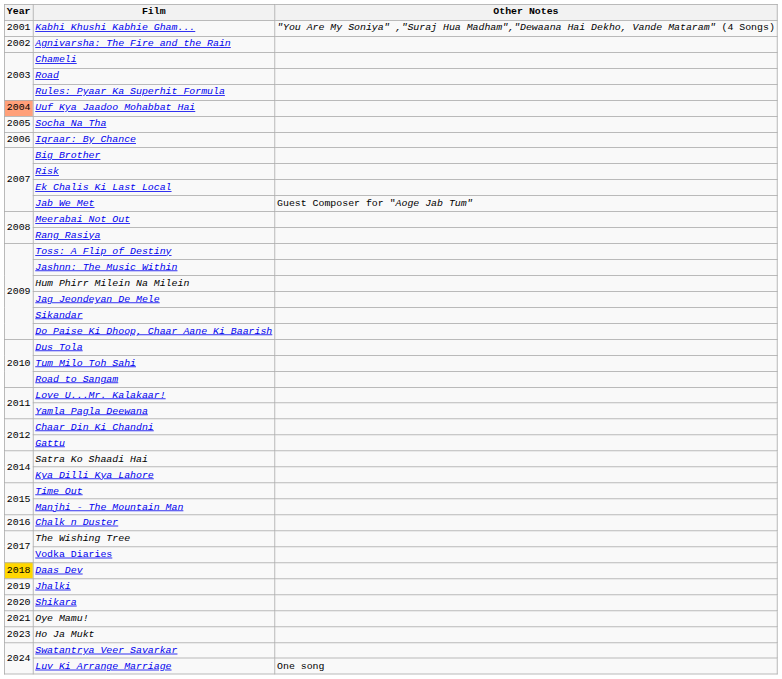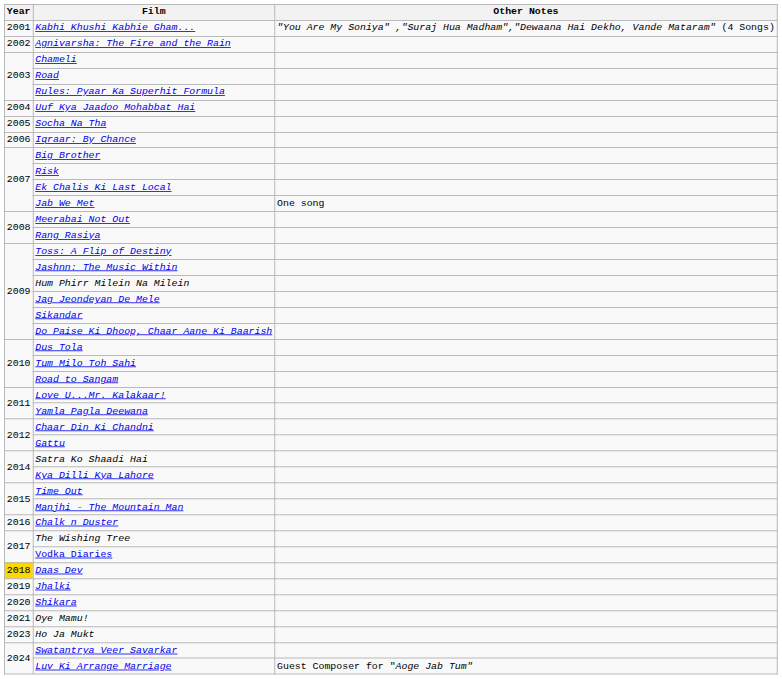(19, 108) lightsalmon background -> (19, 108) no background
(375, 204) Guest Composer for "Aoge Jab Tum" -> (301, 204) One song
(301, 667) One song -> (375, 667) Guest Composer for "Aoge Jab Tum"
